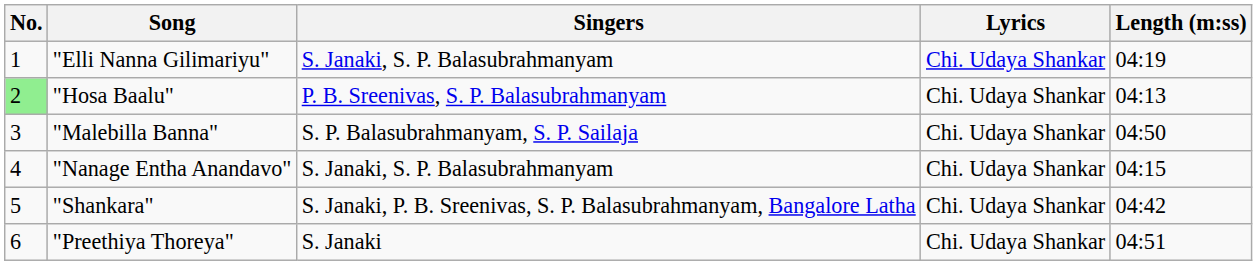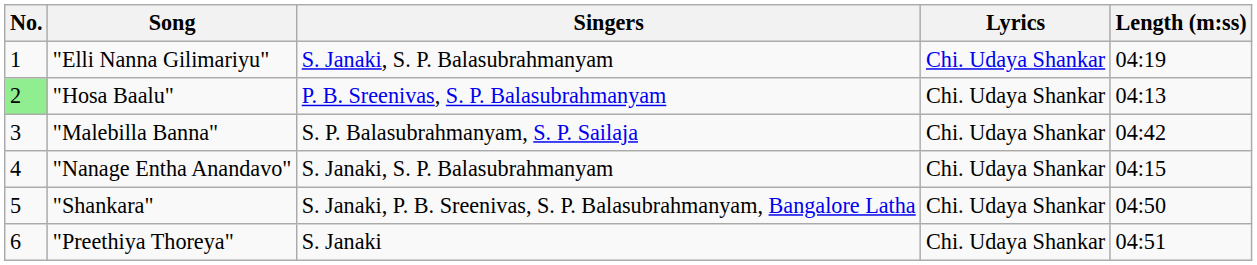(1141, 132) 04:50 -> (1141, 132) 04:42
(1141, 205) 04:42 -> (1141, 205) 04:50
